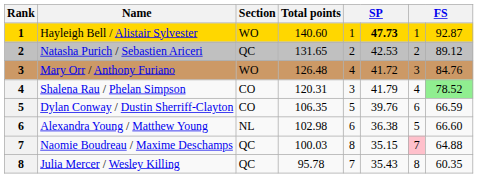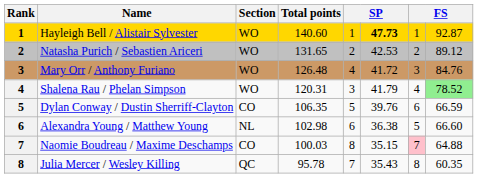(247, 51) QC -> (249, 51) WO
(247, 88) CO -> (249, 88) WO
(247, 145) QC -> (247, 145) CO
